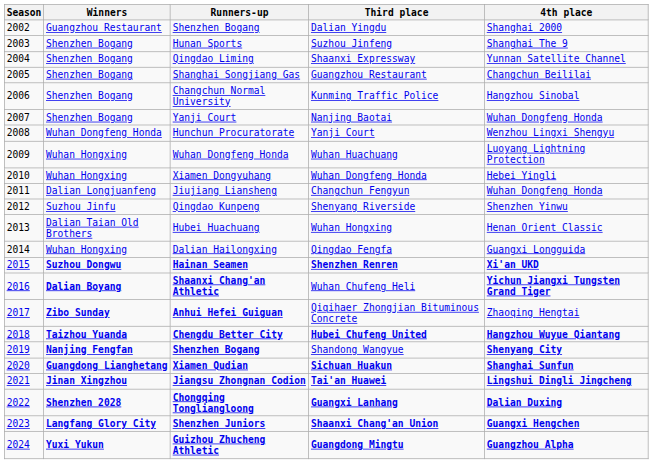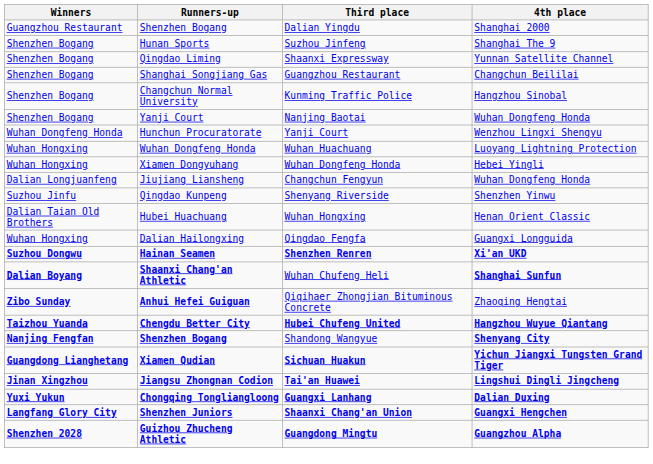- column: (24, 12)
(553, 286) Yichun Jiangxi Tungsten Grand Tiger -> (518, 275) Shanghai Sunfun
(530, 366) Shanghai Sunfun -> (558, 360) Yichun Jiangxi Tungsten Grand Tiger
(84, 403) Shenzhen 2028 -> (36, 397) Yuxi Yukun
(75, 445) Yuxi Yukun -> (44, 434) Shenzhen 2028
